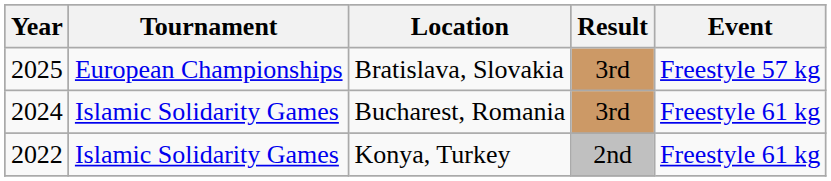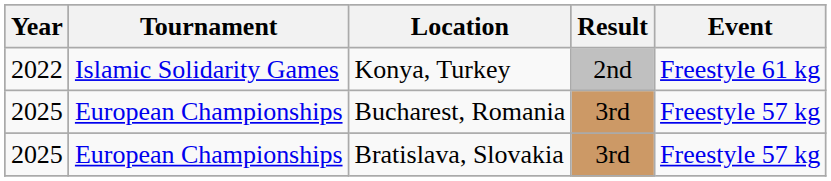rows swapped: (433, 154) <-> (459, 68)
(37, 111) 2024 -> (37, 111) 2025
(207, 111) Islamic Solidarity Games -> (209, 111) European Championships
(740, 111) Freestyle 61 kg -> (740, 111) Freestyle 57 kg
